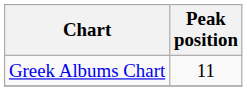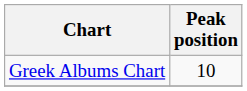(206, 70) 11 -> (206, 70) 10
